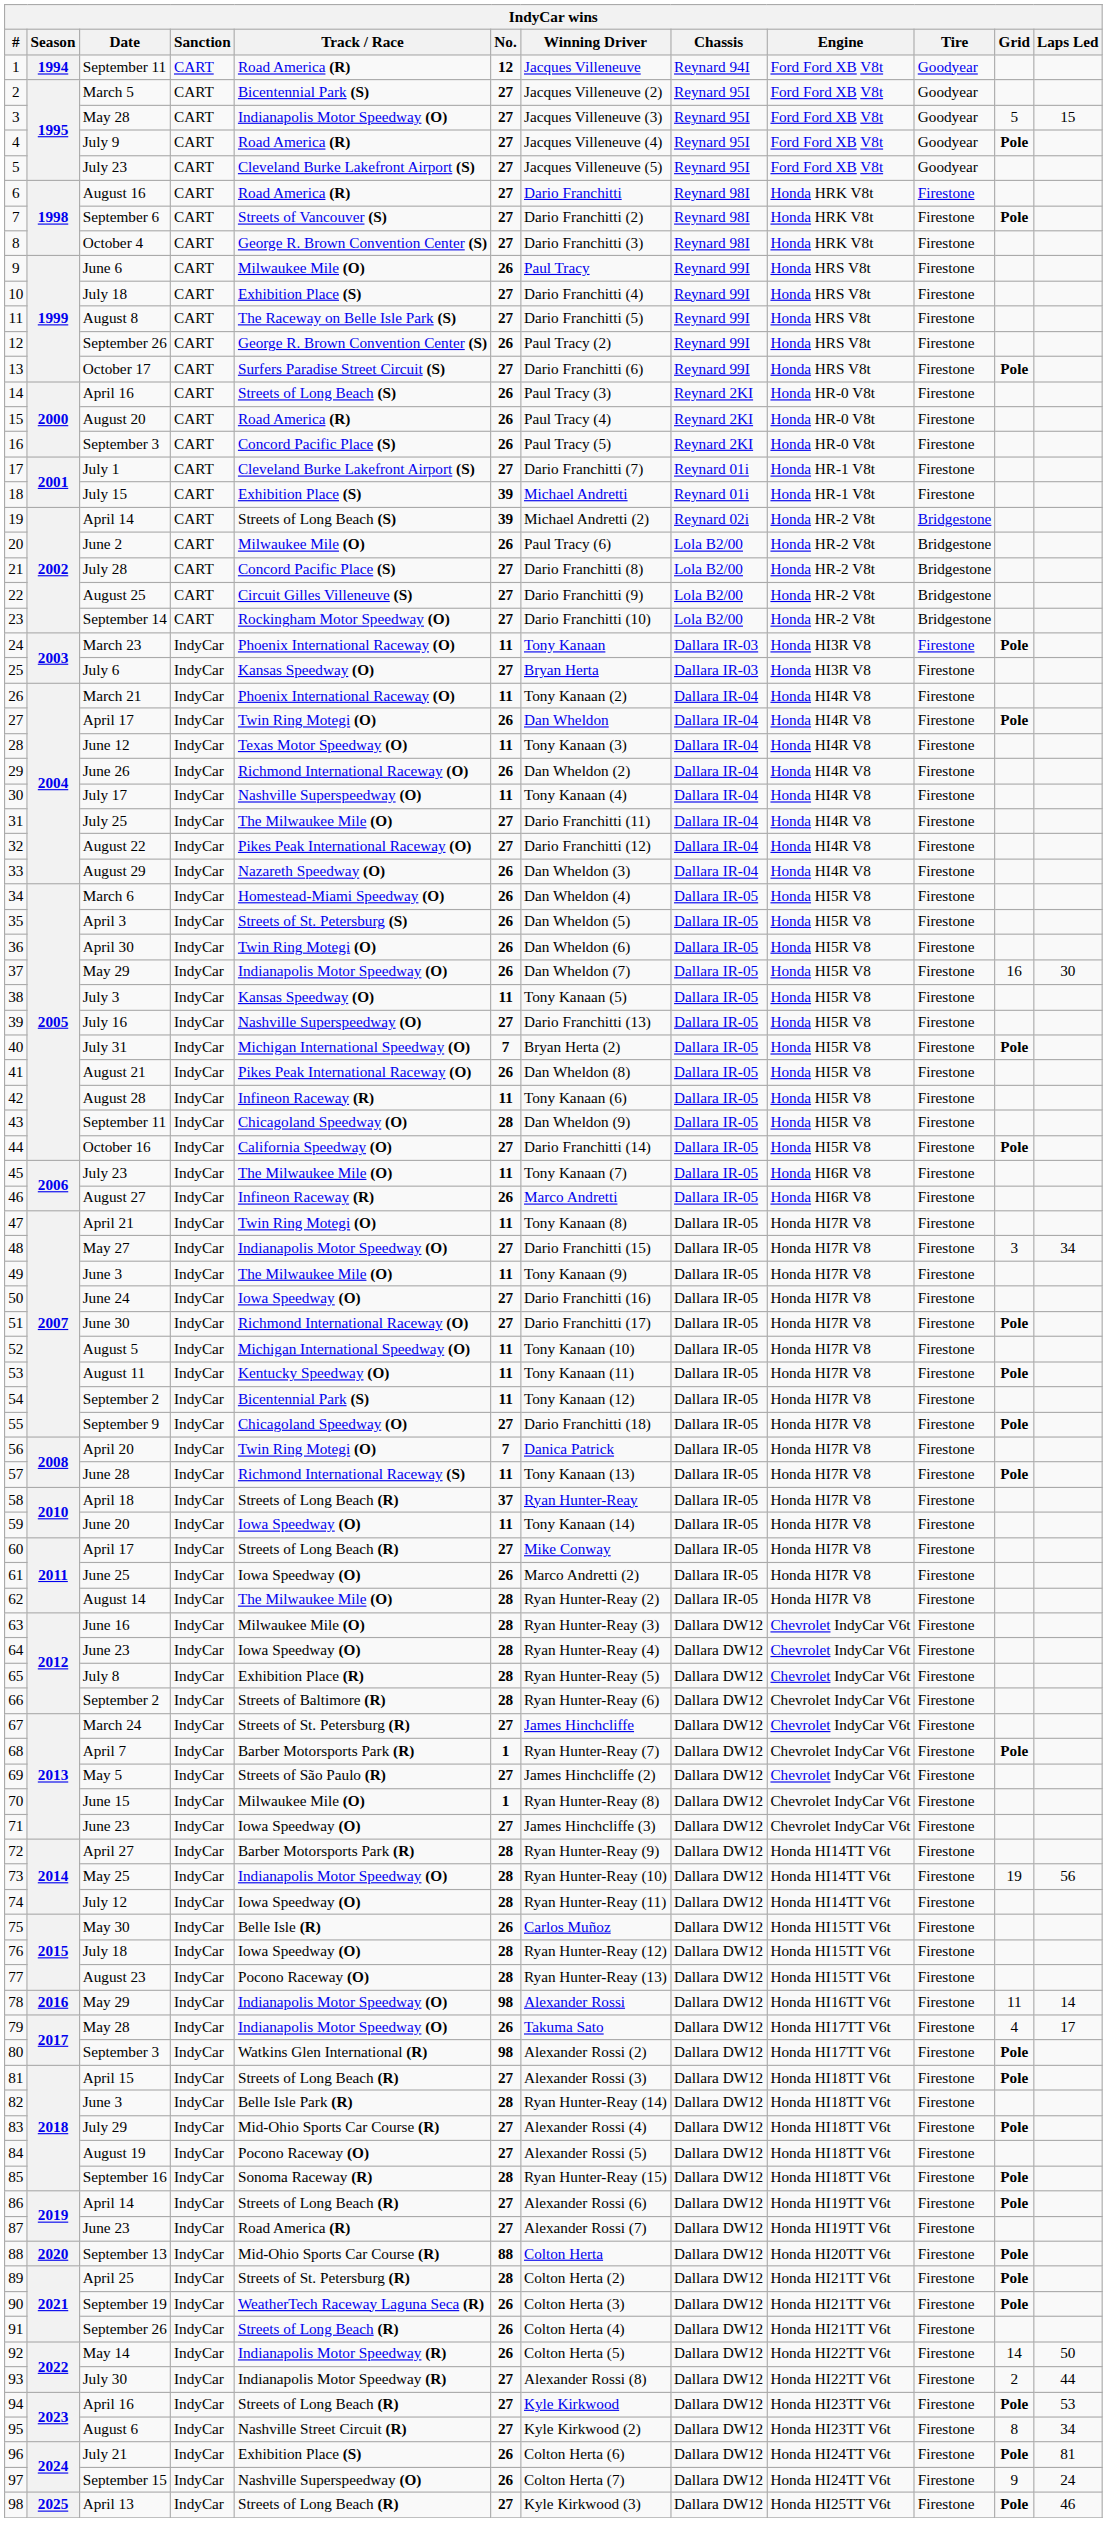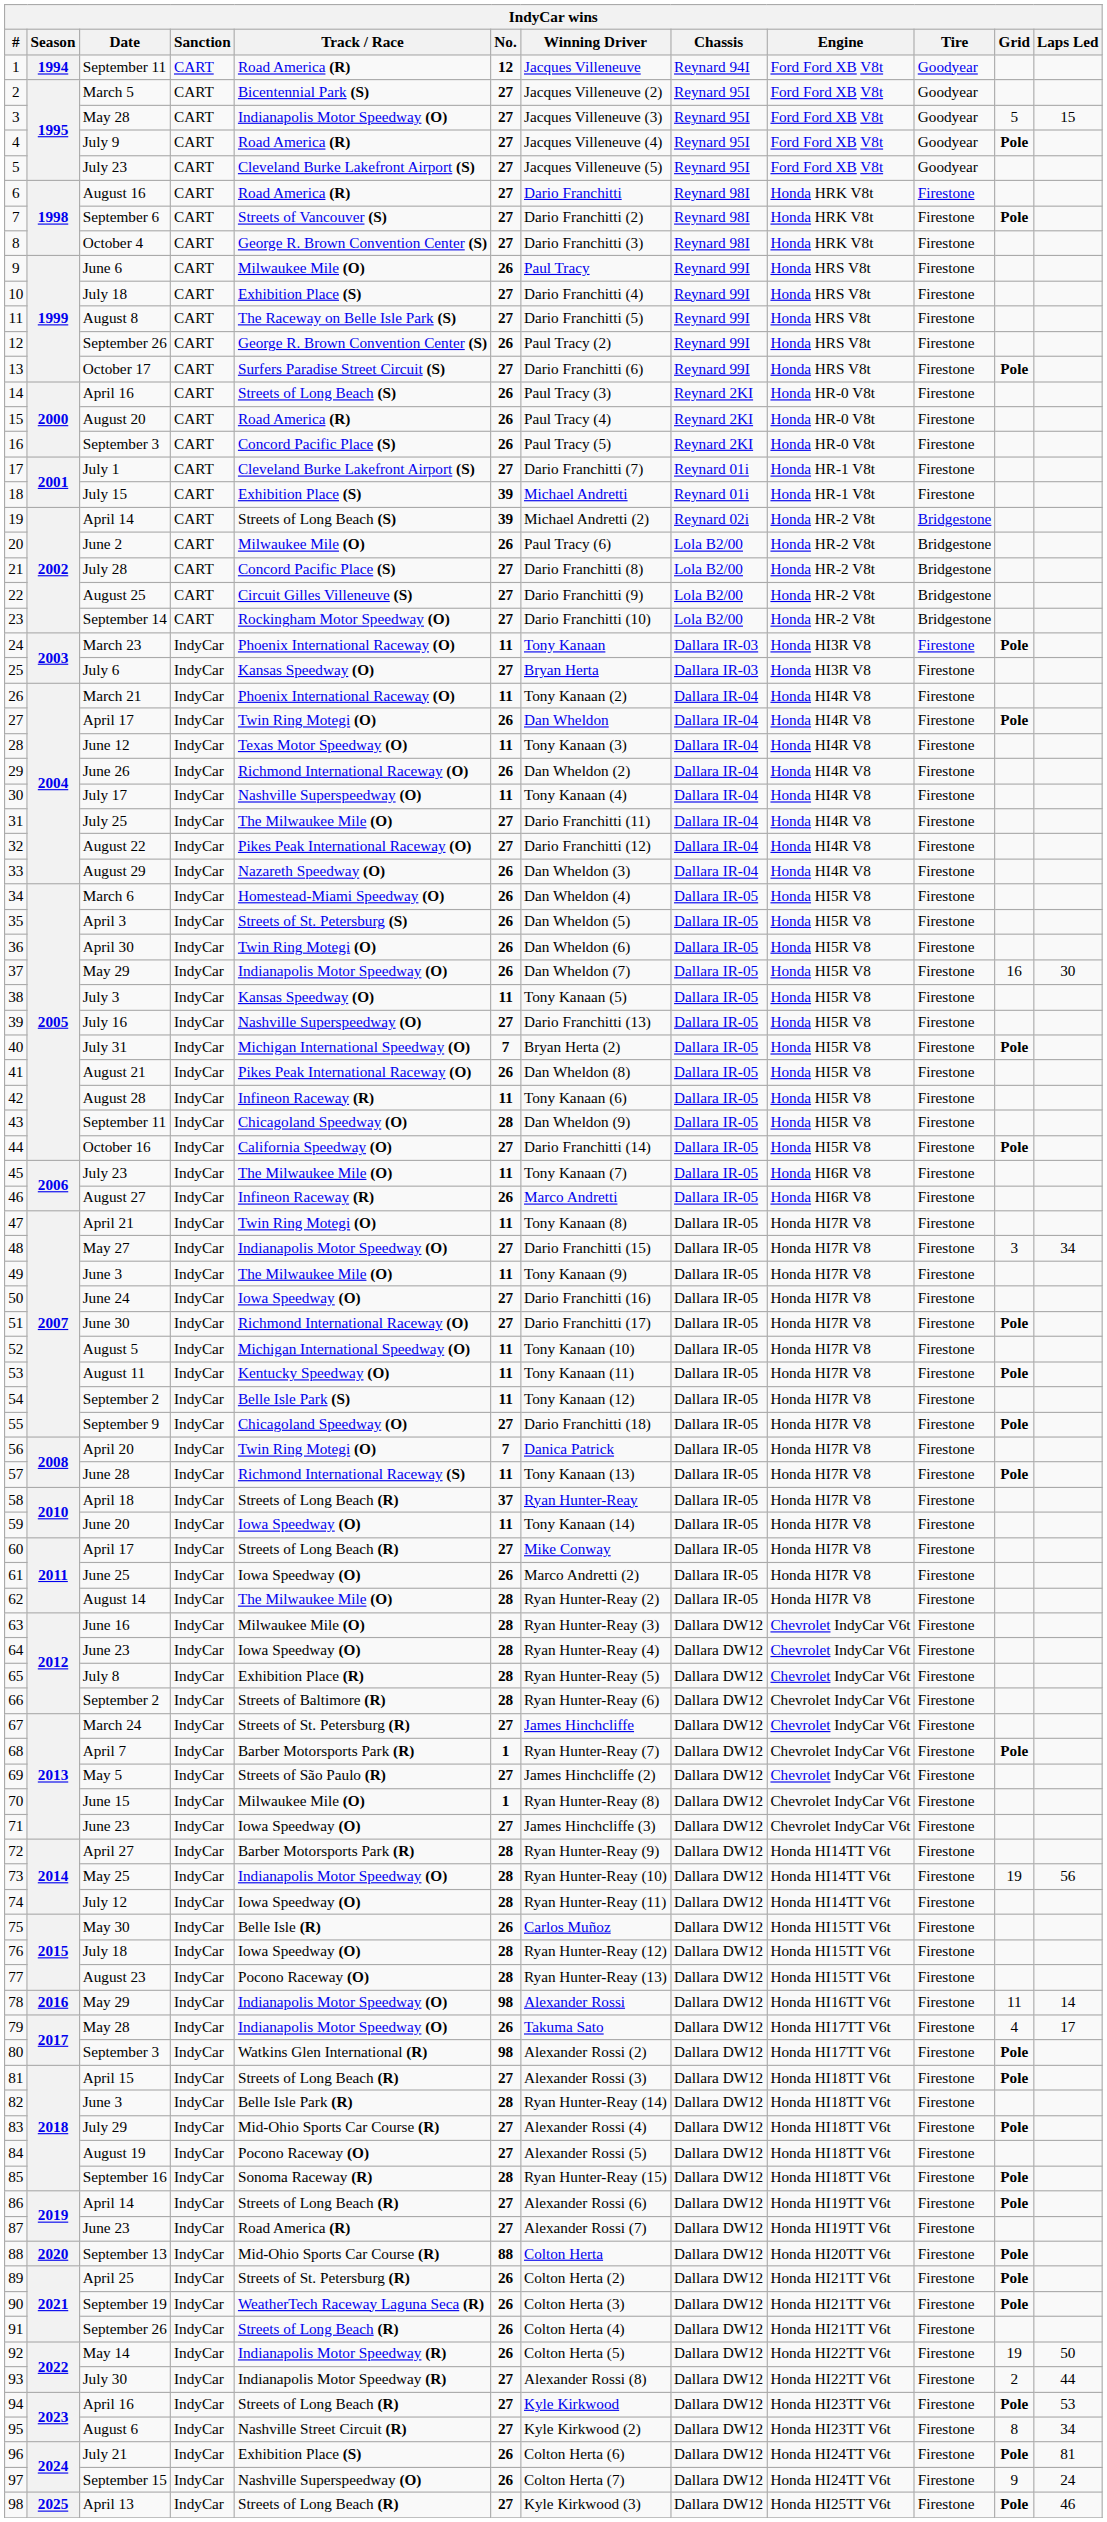(303, 1398) Bicentennial Park (S) -> (294, 1398) Belle Isle Park (S)
(506, 2278) 28 -> (506, 2278) 26
(1014, 2353) 14 -> (1014, 2353) 19
